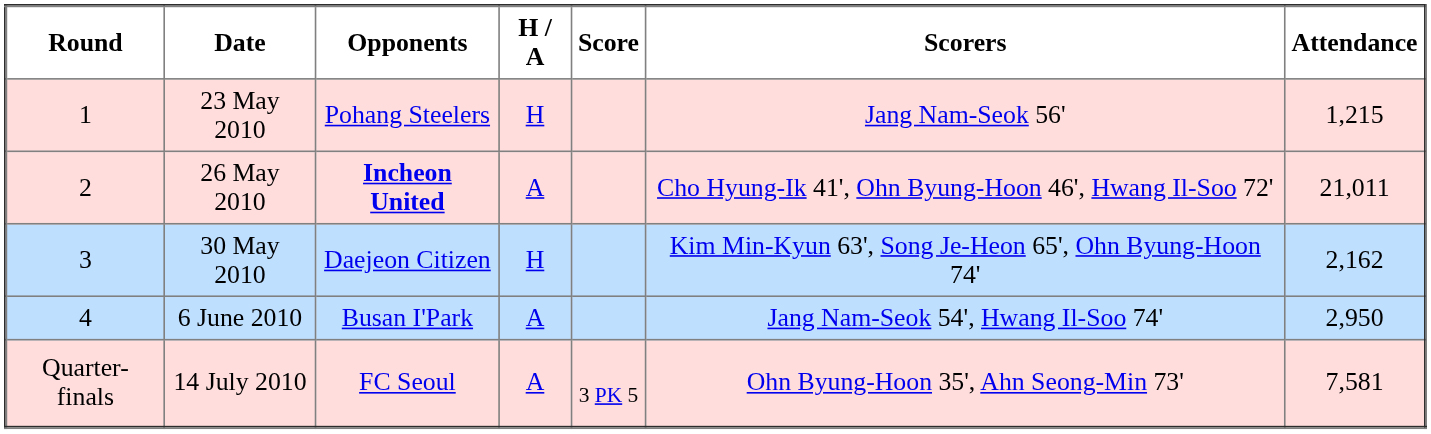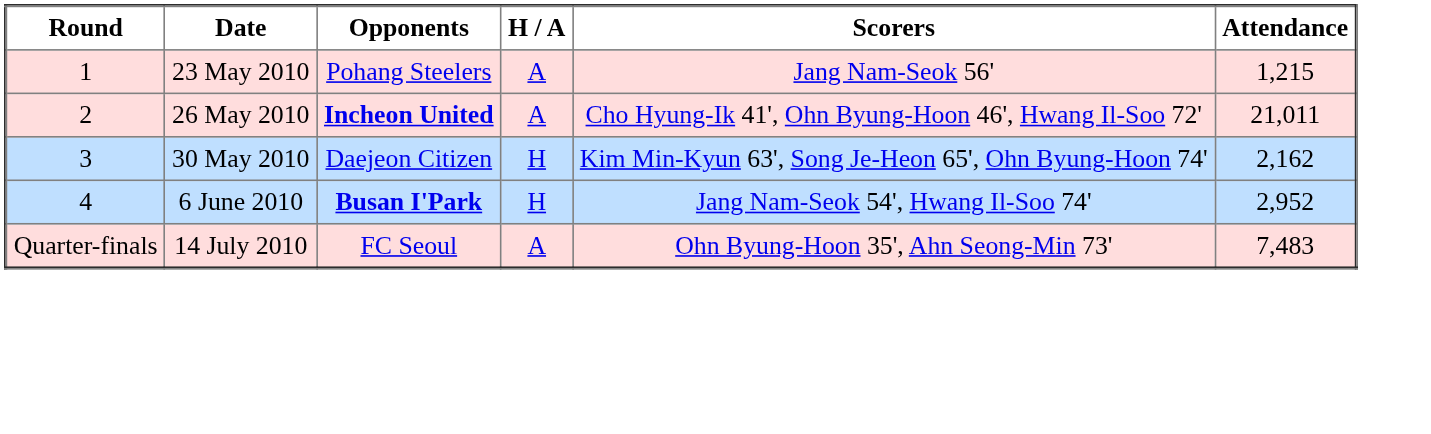- column: (608, 42)
(535, 114) H -> (537, 71) A
(407, 317) normal -> (409, 201) bold
(535, 317) A -> (537, 201) H
(1355, 317) 2,950 -> (1285, 201) 2,952
(1355, 382) 7,581 -> (1285, 245) 7,483
